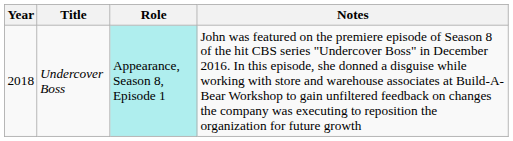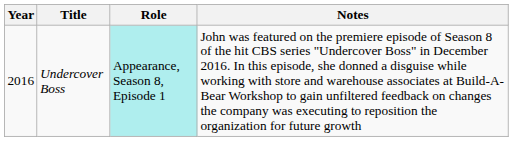(21, 80) 2018 -> (21, 80) 2016
